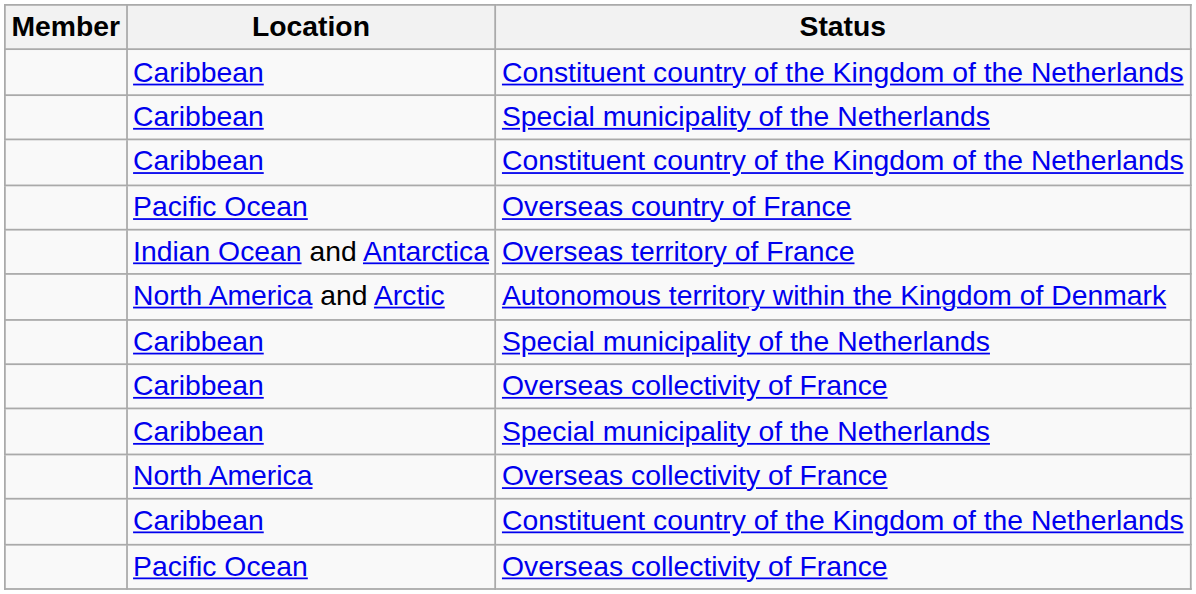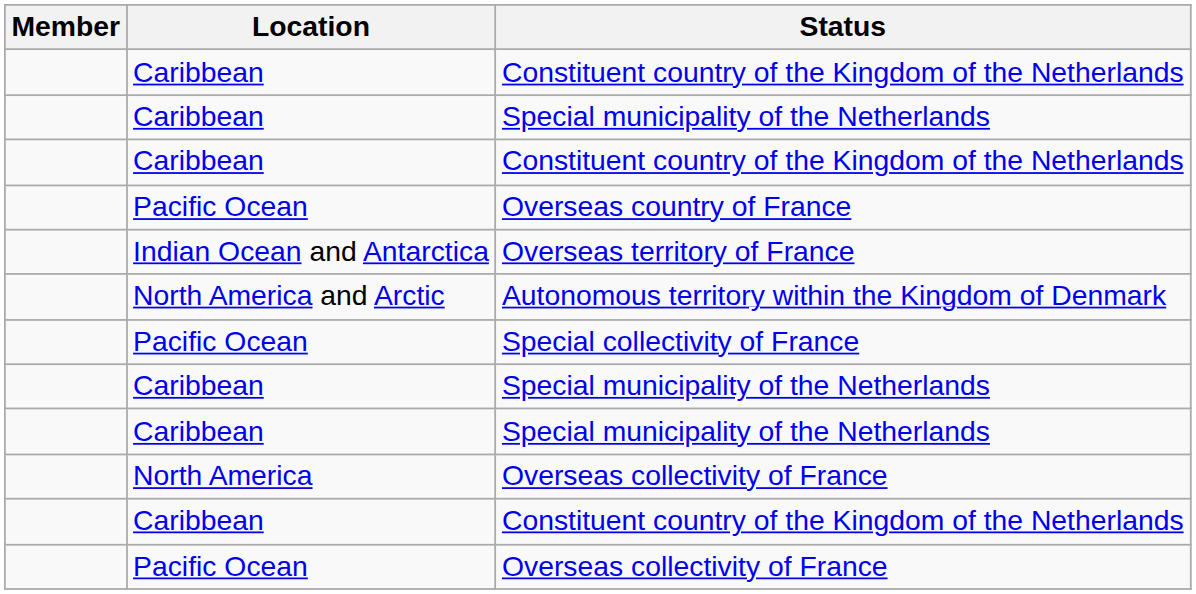+ row: (220, 341)
- row: (198, 386)
